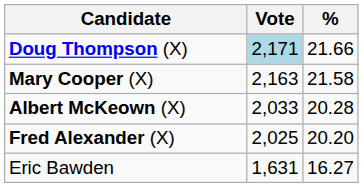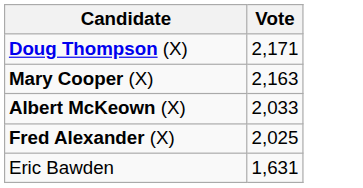- column: (330, 19)
(275, 49) lightblue background -> (275, 49) no background
